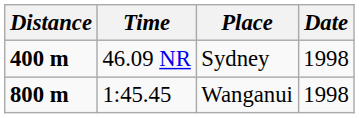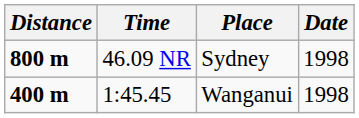(39, 58) 400 m -> (39, 58) 800 m
(39, 94) 800 m -> (39, 94) 400 m
